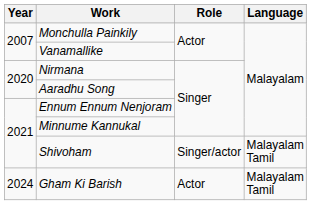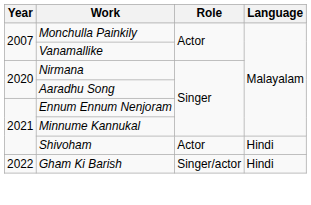(209, 151) Singer/actor -> (191, 145) Actor
(275, 151) Malayalam Tamil -> (260, 145) Hindi
(20, 184) 2024 -> (20, 164) 2022
(191, 184) Actor -> (209, 164) Singer/actor
(275, 184) Malayalam Tamil -> (260, 164) Hindi
